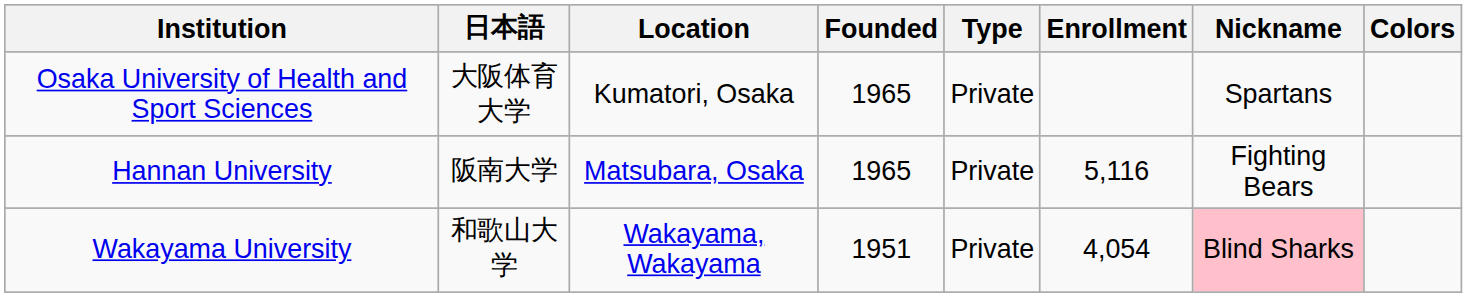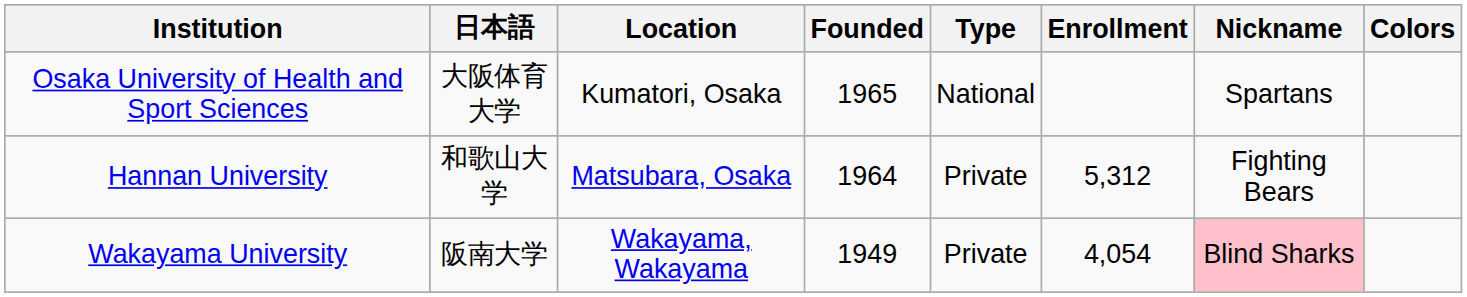(992, 93) Private -> (986, 93) National
(504, 170) 阪南大学 -> (494, 175) 和歌山大学
(881, 171) 1965 -> (867, 176) 1964
(1117, 171) 5,116 -> (1118, 176) 5,312
(504, 248) 和歌山大学 -> (494, 253) 阪南大学
(881, 249) 1951 -> (867, 254) 1949
